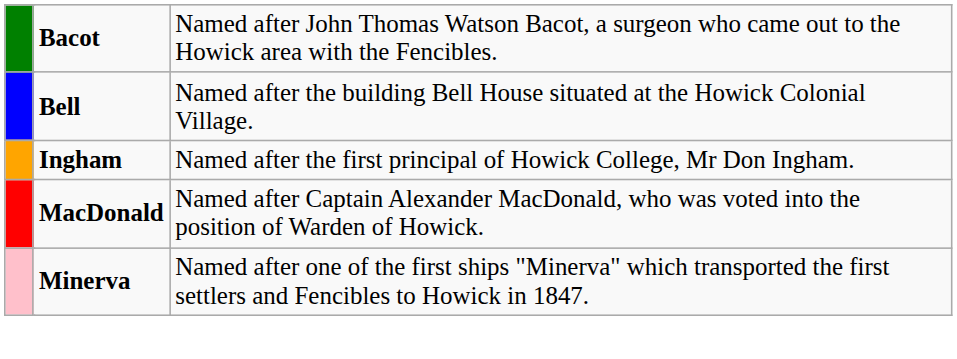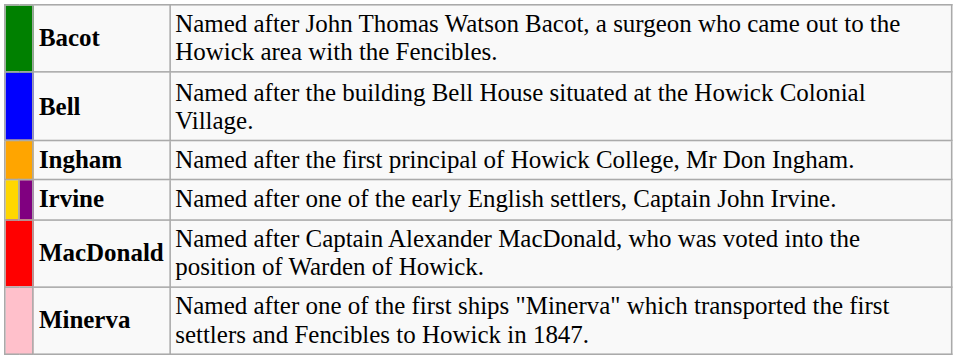+ row: (71, 199)
